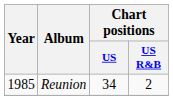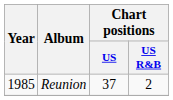(109, 84) 34 -> (109, 84) 37
